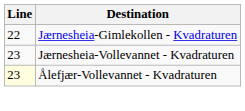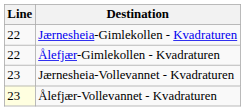+ row: (129, 55)
